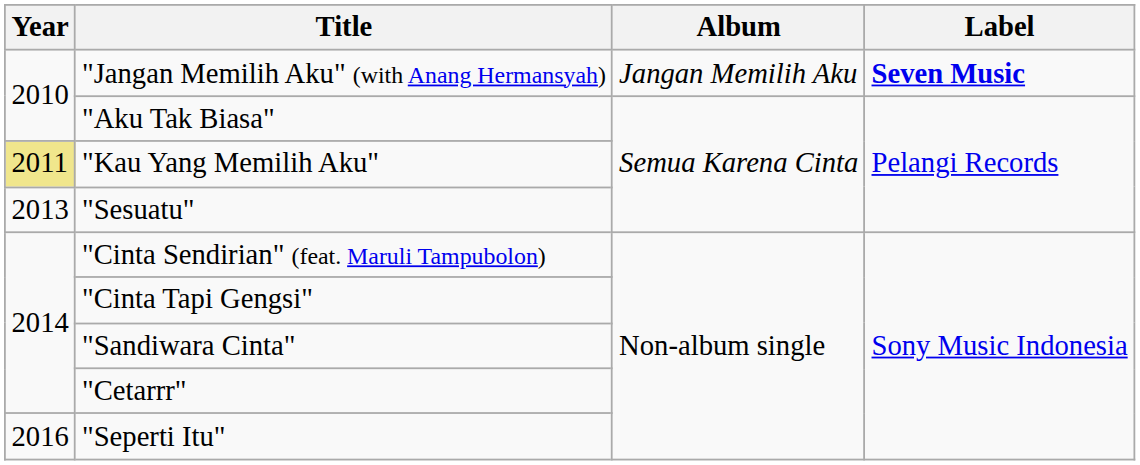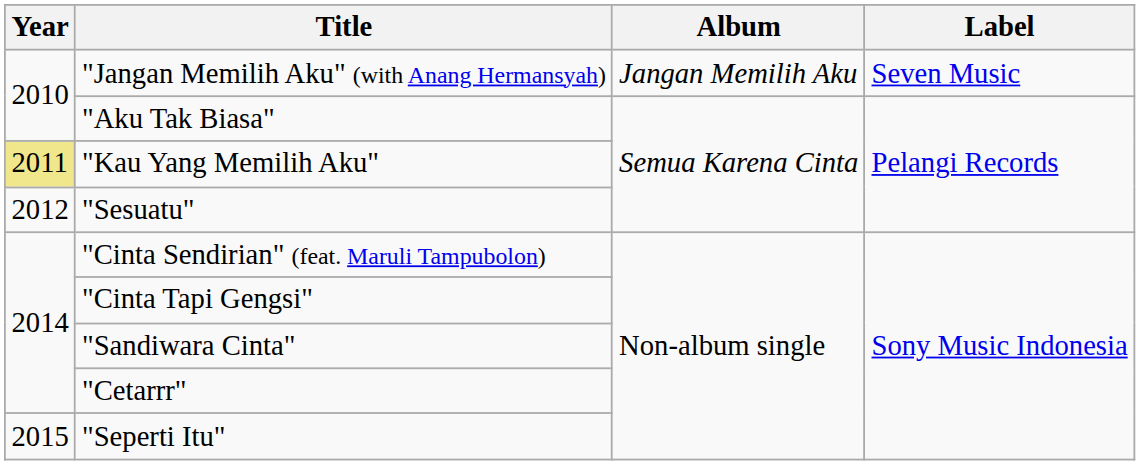(948, 72) bold -> (946, 72) normal
(40, 208) 2013 -> (40, 208) 2012
(40, 436) 2016 -> (40, 436) 2015
